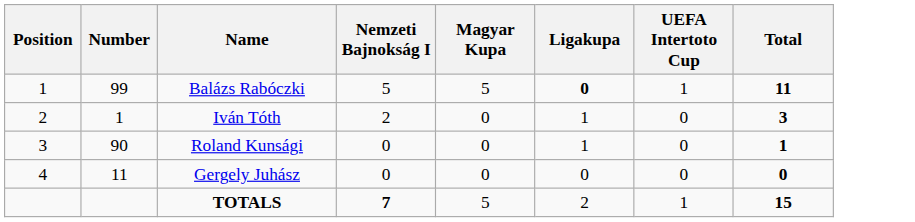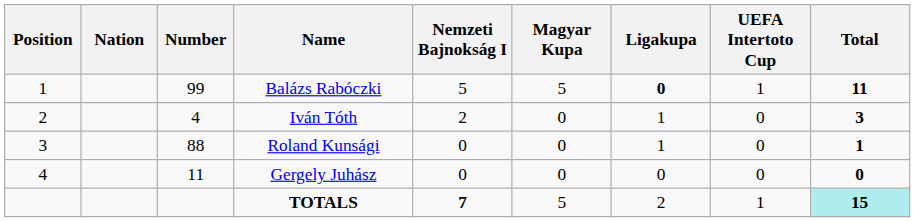+ column: (119, 39)
(119, 117) 1 -> (196, 117) 4
(119, 145) 90 -> (196, 145) 88
(783, 202) no background -> (860, 202) paleturquoise background
